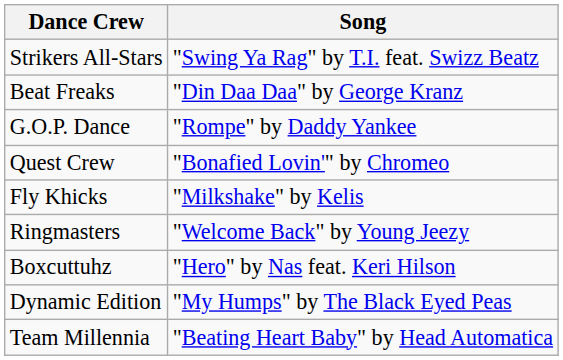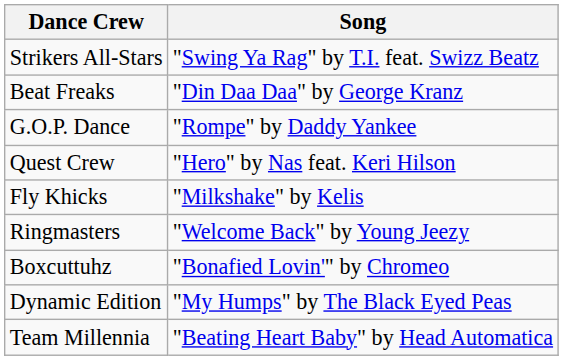(311, 162) "Bonafied Lovin'" by Chromeo -> (314, 162) "Hero" by Nas feat. Keri Hilson
(314, 267) "Hero" by Nas feat. Keri Hilson -> (311, 267) "Bonafied Lovin'" by Chromeo
